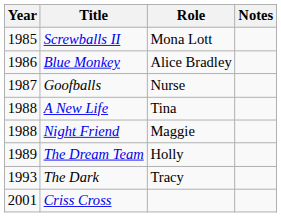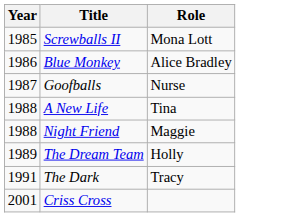- column: (256, 16)
(22, 177) 1993 -> (22, 177) 1991
